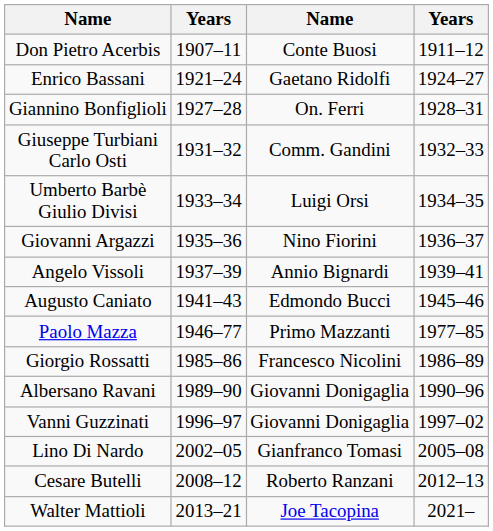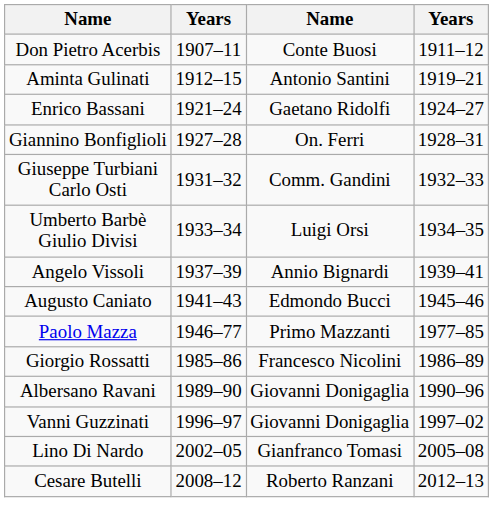+ row: (88, 79)
- row: (88, 241)
- row: (88, 511)
